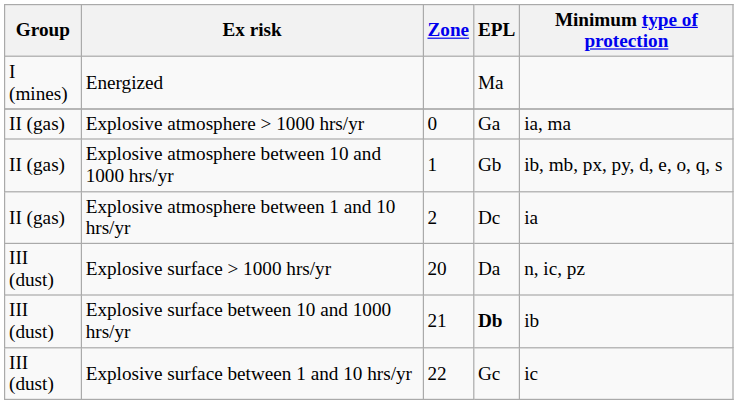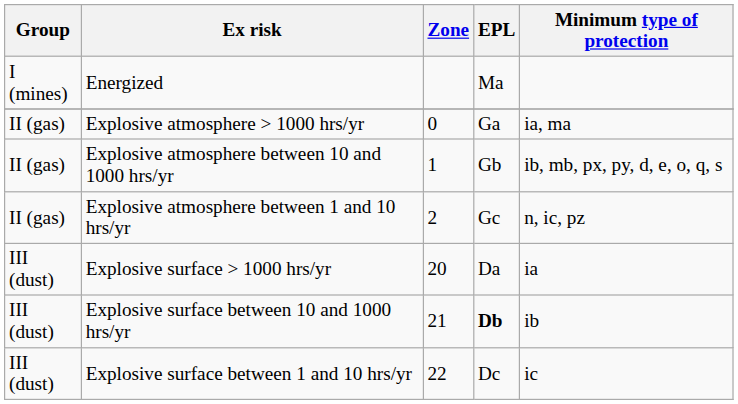(489, 217) Dc -> (489, 217) Gc
(531, 217) ia -> (555, 217) n, ic, pz
(555, 269) n, ic, pz -> (531, 269) ia
(489, 373) Gc -> (489, 373) Dc
